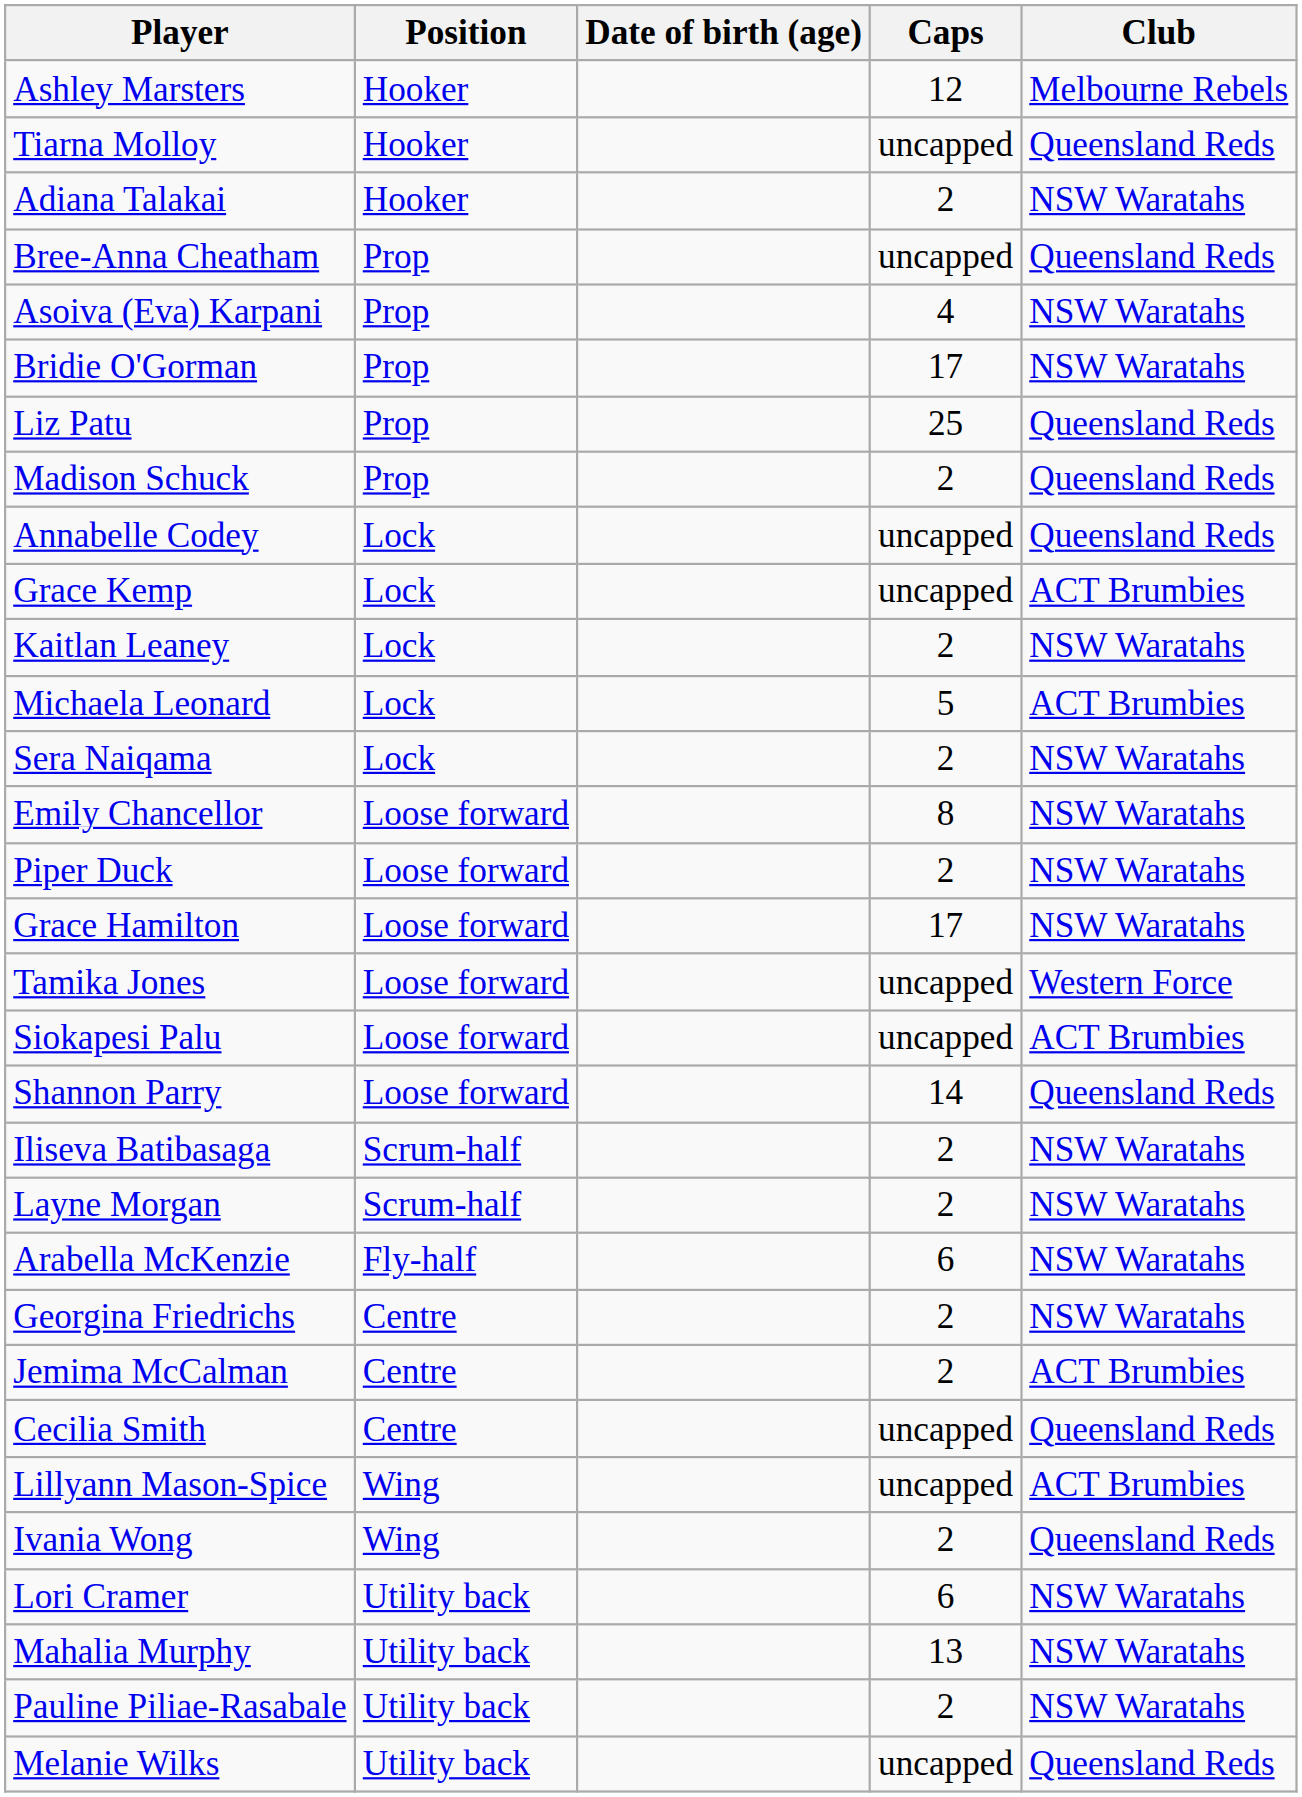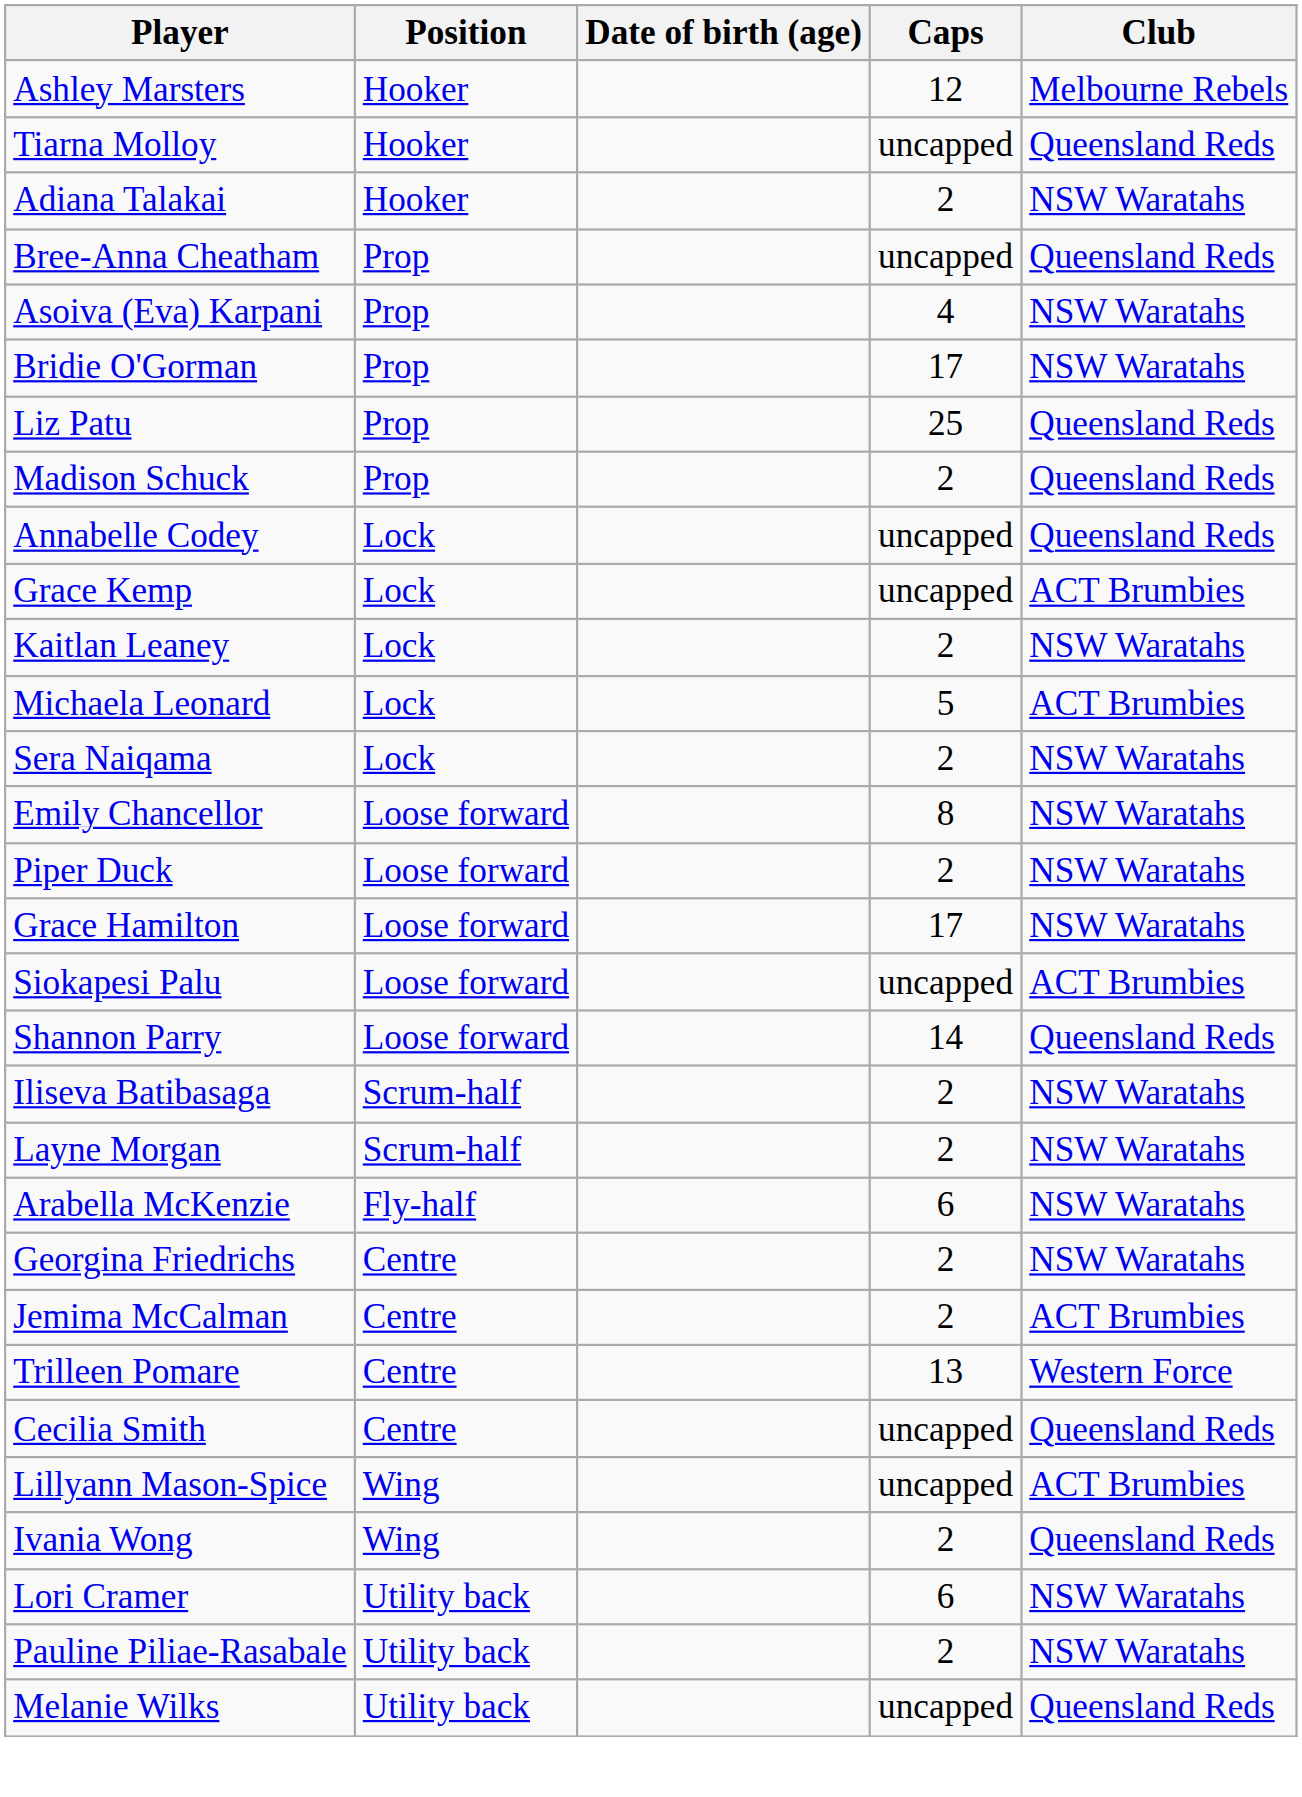- row: (109, 981)
+ row: (126, 1372)
- row: (132, 1651)
